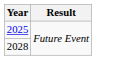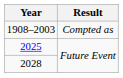+ row: (31, 30)
